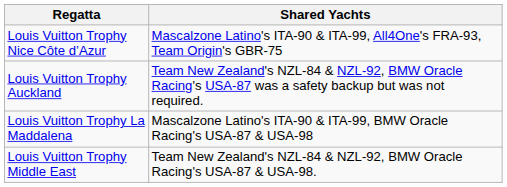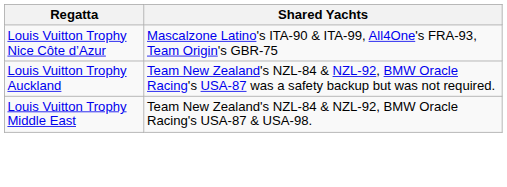- row: (76, 128)
